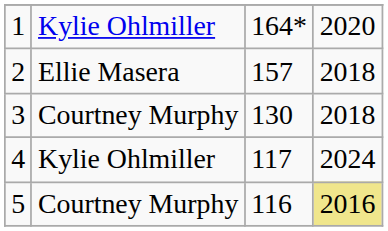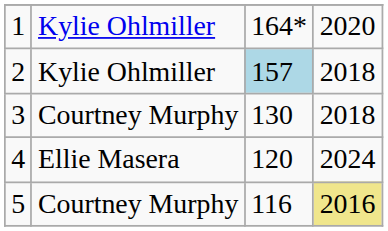(109, 70) Ellie Masera -> (127, 70) Kylie Ohlmiller
(272, 70) no background -> (272, 70) lightblue background
(127, 159) Kylie Ohlmiller -> (109, 159) Ellie Masera
(272, 159) 117 -> (272, 159) 120
